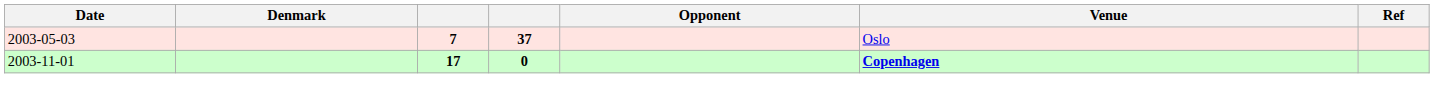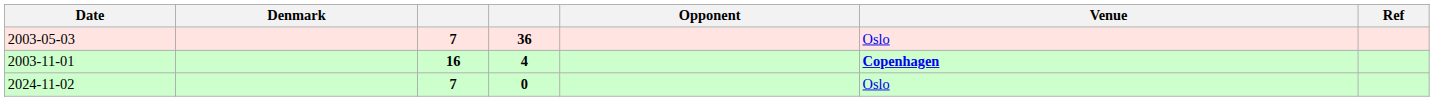(524, 38) 37 -> (524, 38) 36
(453, 61) 17 -> (453, 61) 16
(524, 61) 0 -> (524, 61) 4
+ row: (41, 84)
